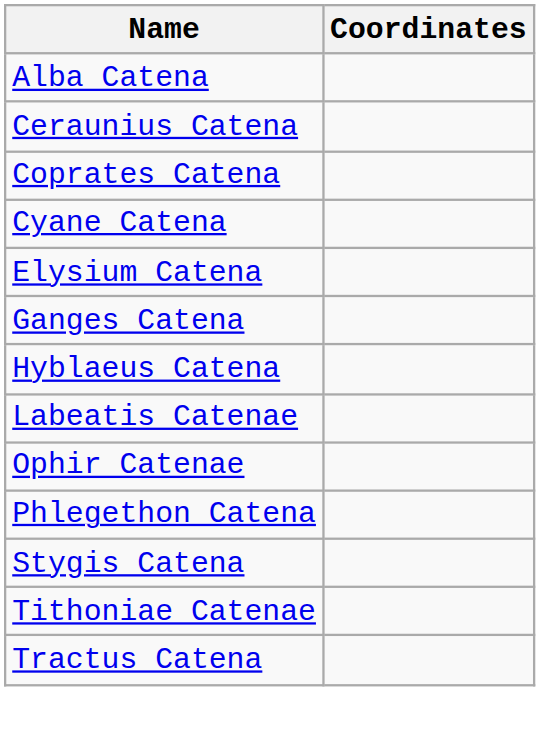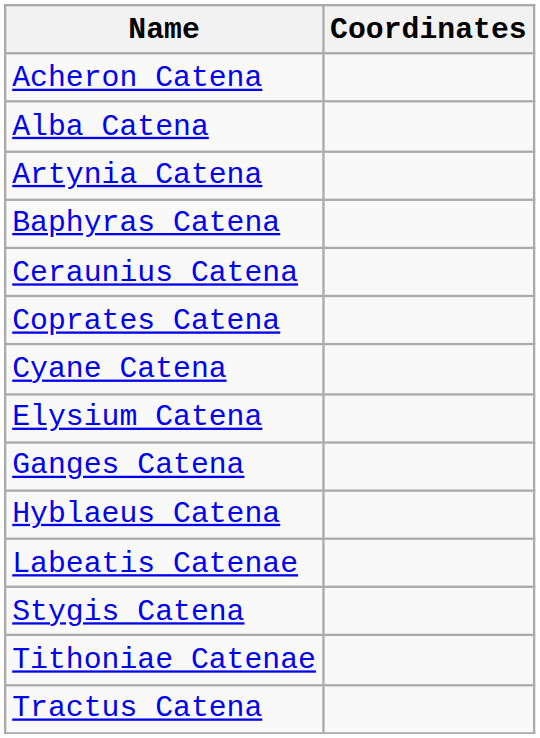+ row: (137, 78)
+ row: (137, 175)
+ row: (146, 223)
- row: (128, 466)
- row: (164, 515)
